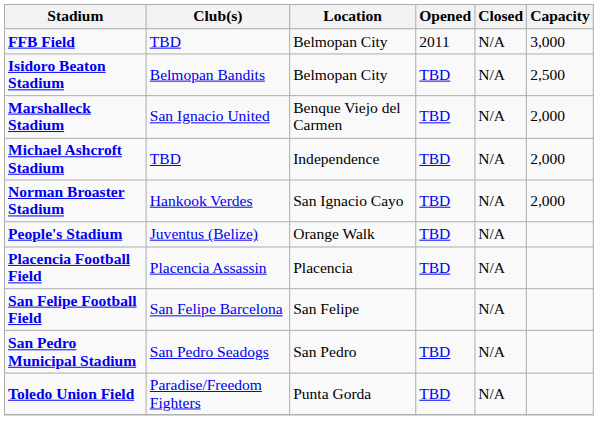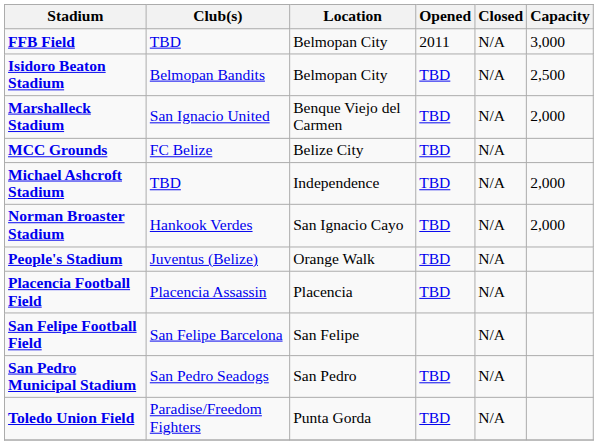+ row: (58, 150)
